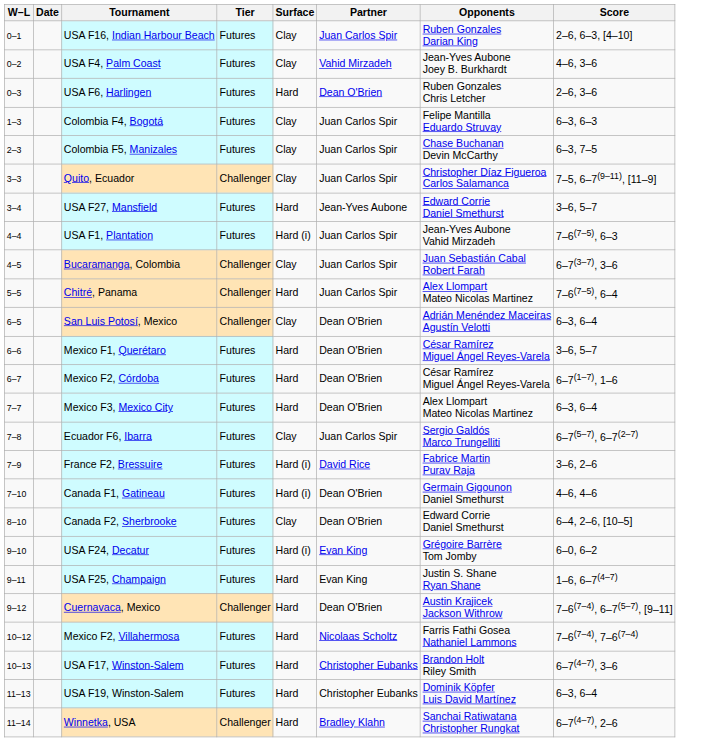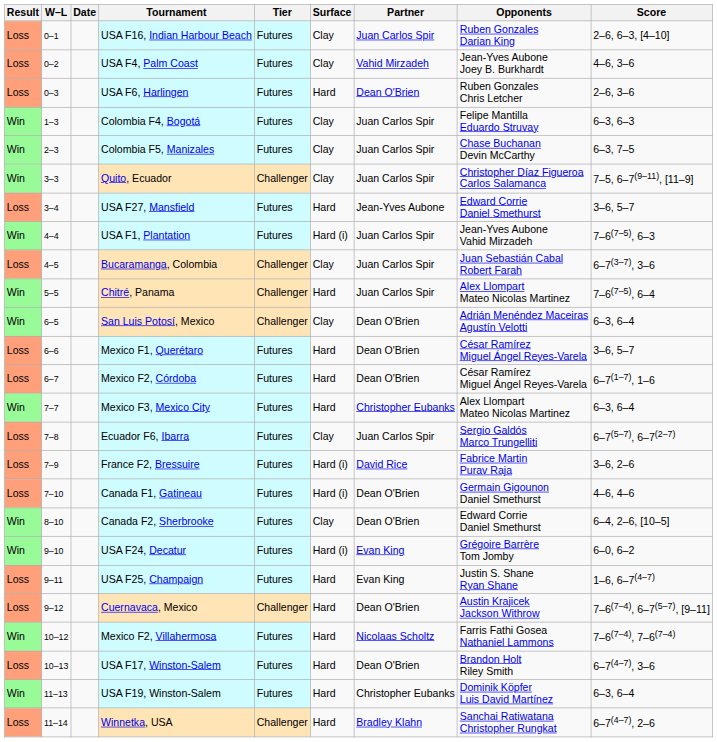+ column: (23, 12)
(351, 407) Dean O'Brien -> (406, 407) Christopher Eubanks
(368, 665) Christopher Eubanks -> (388, 665) Dean O'Brien
